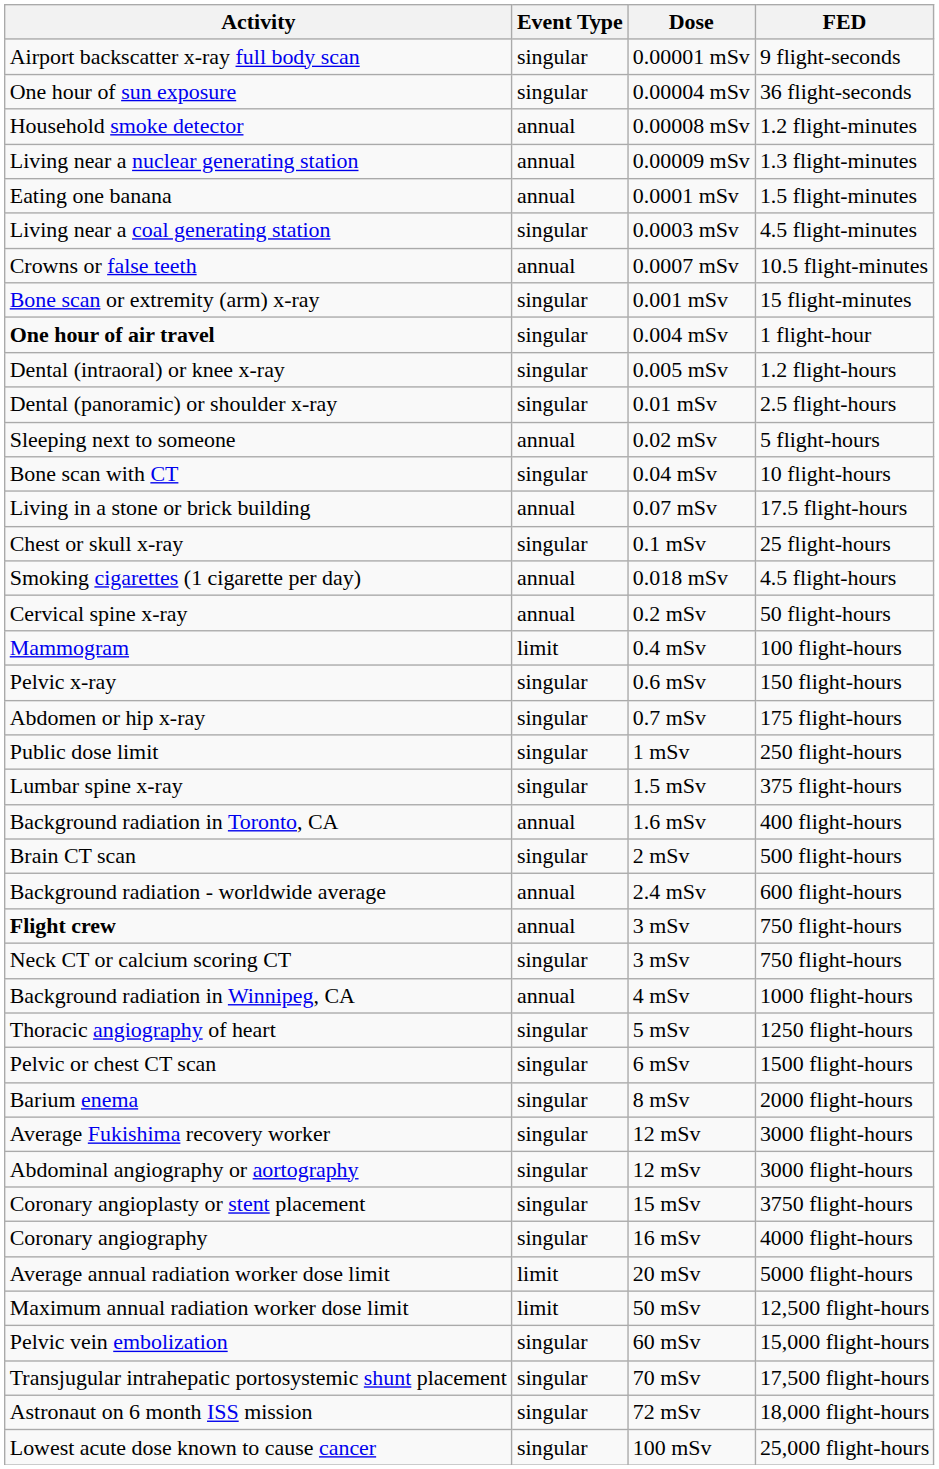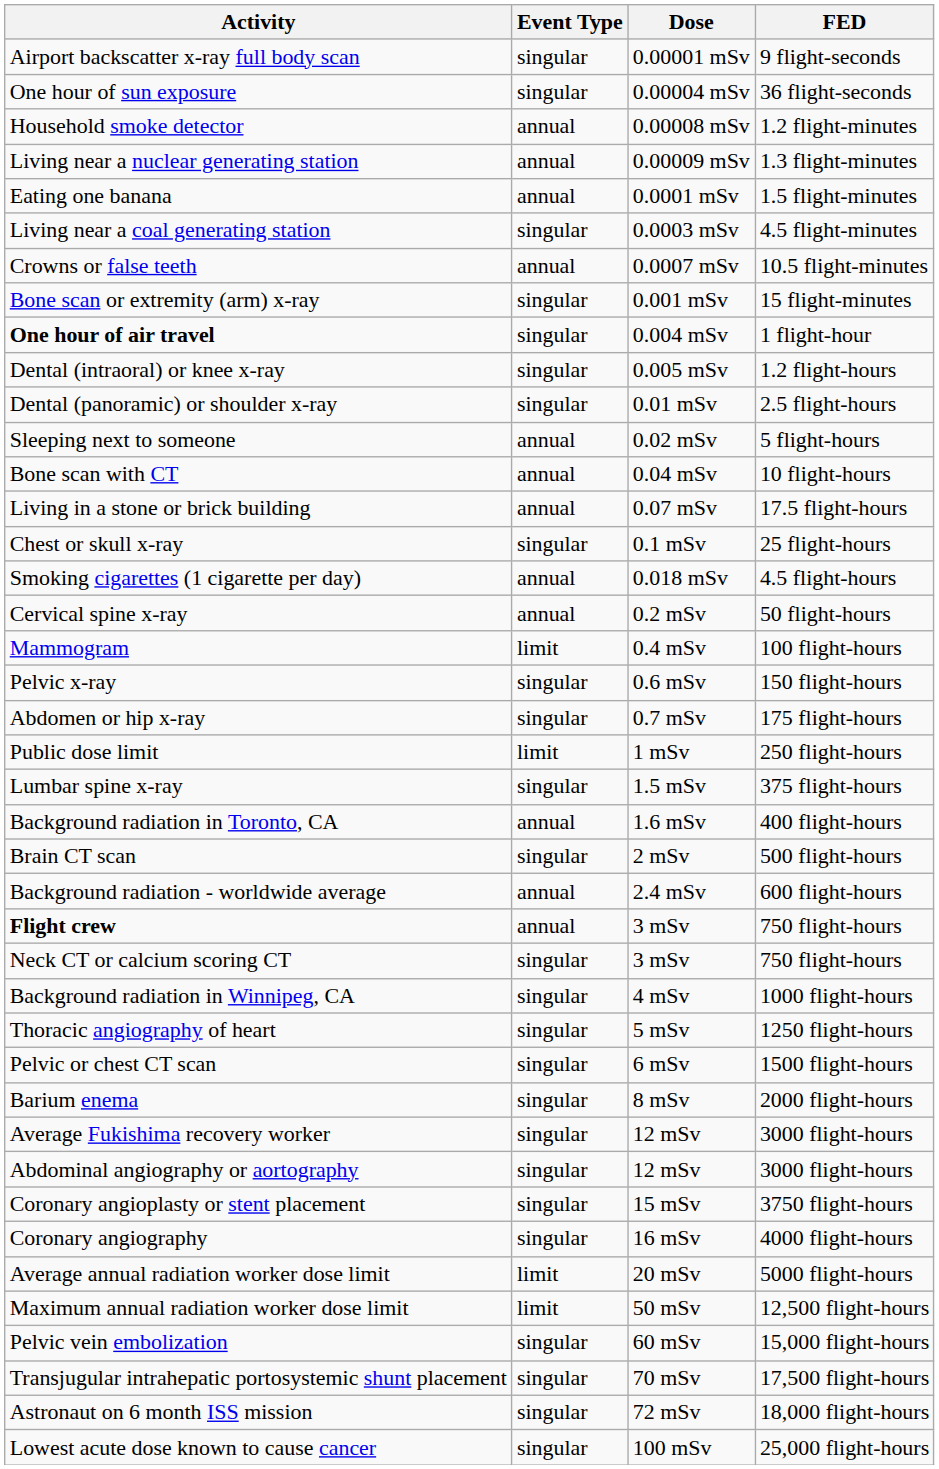(552, 473) singular -> (546, 473) annual
(552, 751) singular -> (538, 751) limit
(546, 995) annual -> (552, 995) singular
